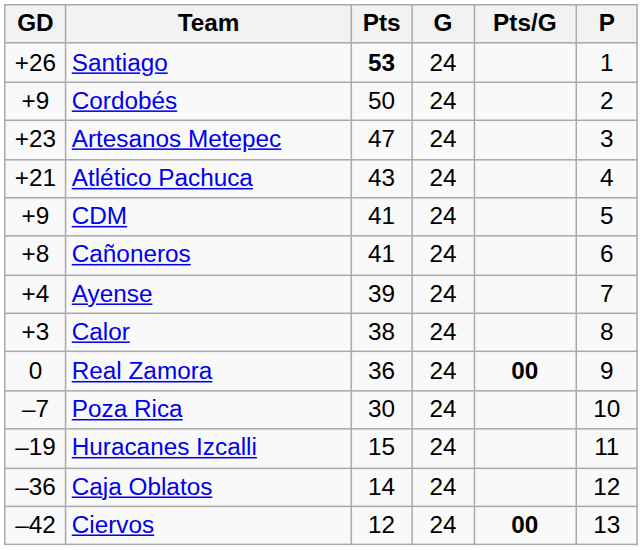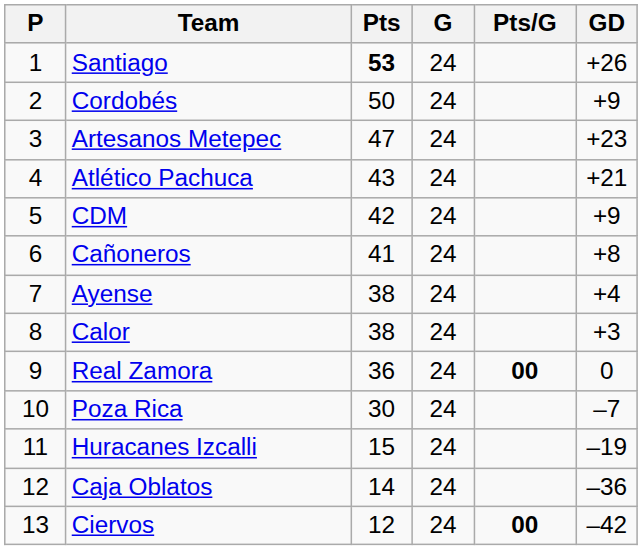columns swapped: (607, 23) <-> (35, 23)
(382, 216) 41 -> (382, 216) 42
(382, 293) 39 -> (382, 293) 38
